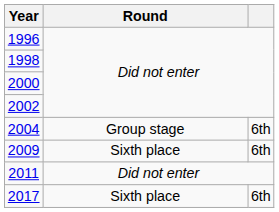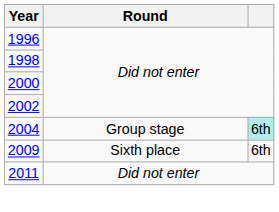(261, 129) no background -> (261, 129) paleturquoise background
- row: (24, 196)
